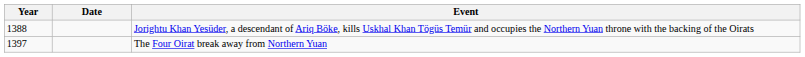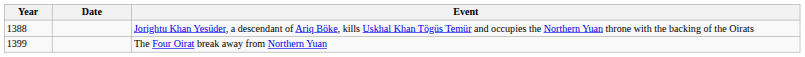(17, 44) 1397 -> (17, 44) 1399
